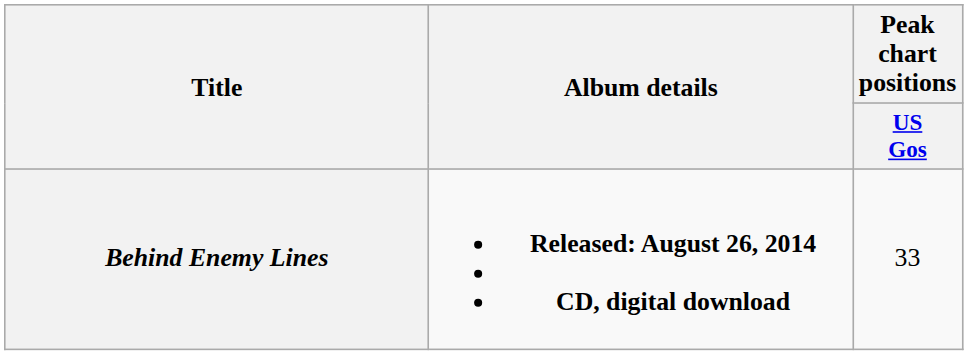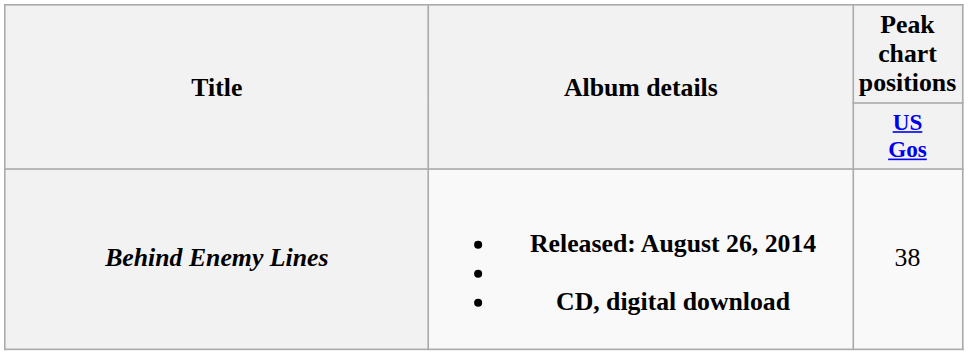(907, 258) 33 -> (907, 258) 38
